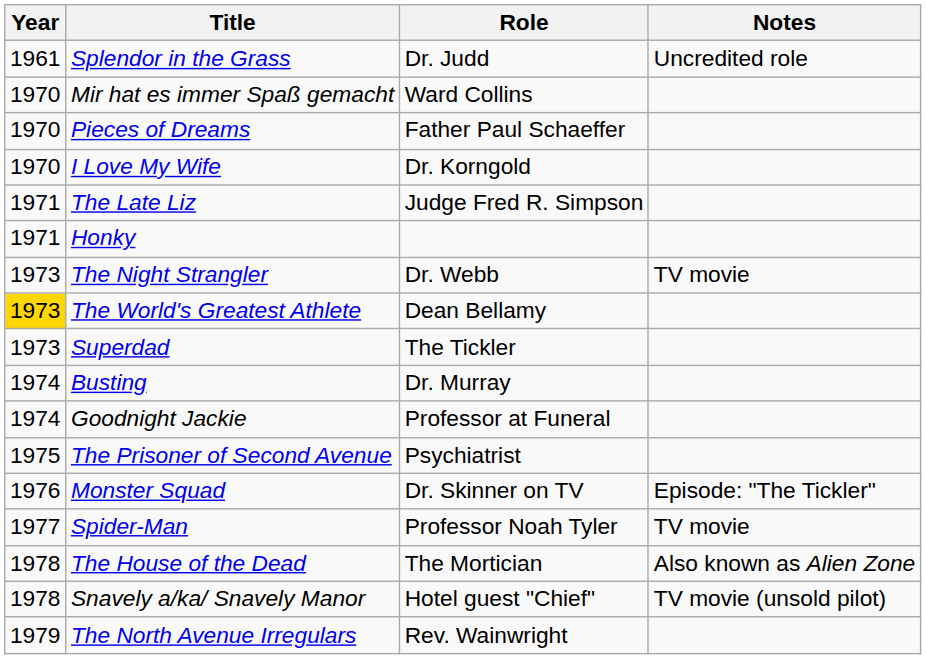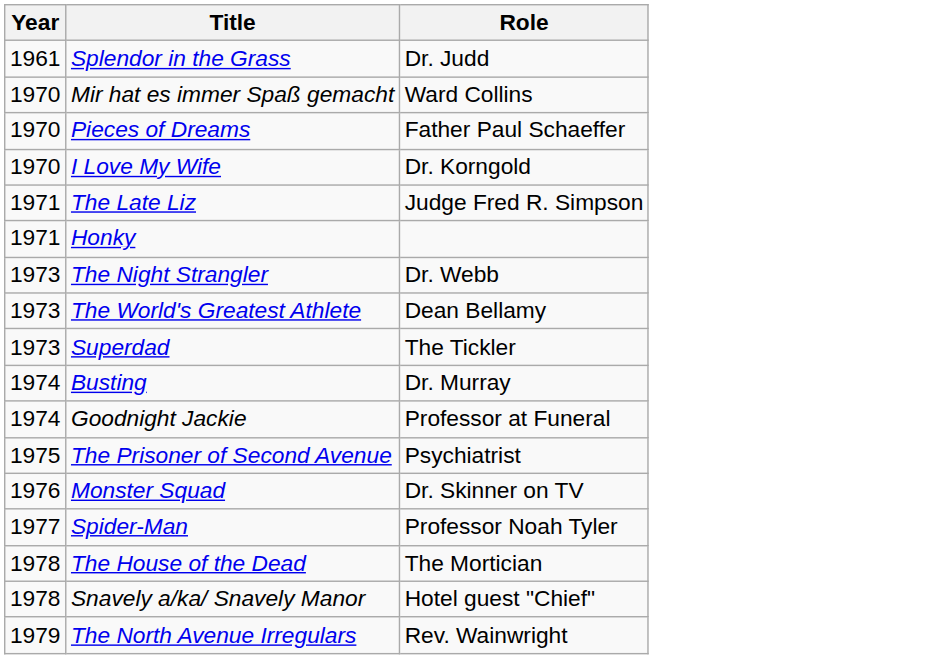- column: (785, 22)
(35, 310) gold background -> (35, 310) no background
